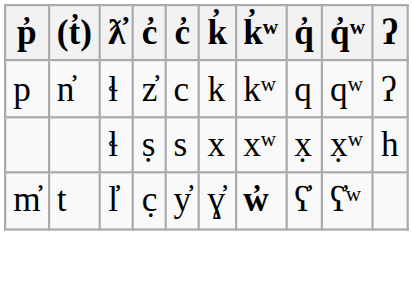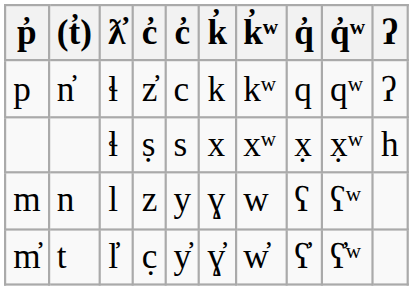+ row: (27, 199)
(256, 199) bold -> (256, 255) normal
